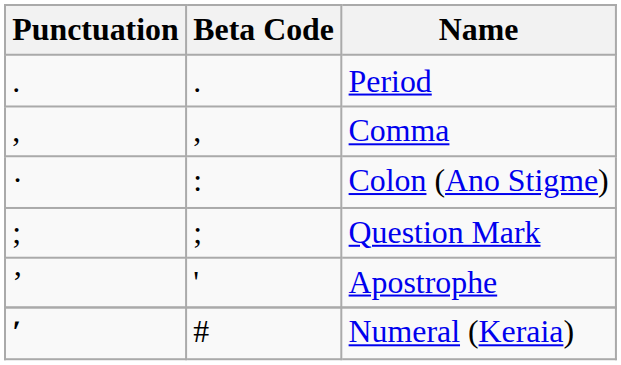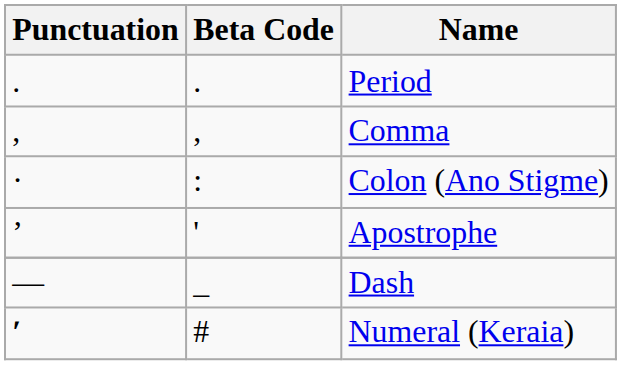- row: (445, 231)
+ row: (381, 282)
